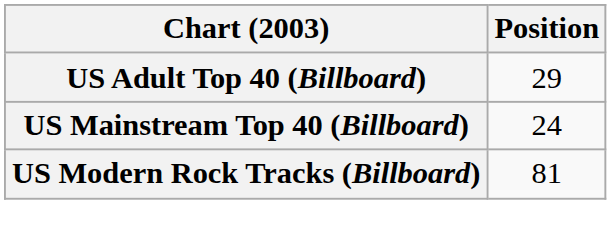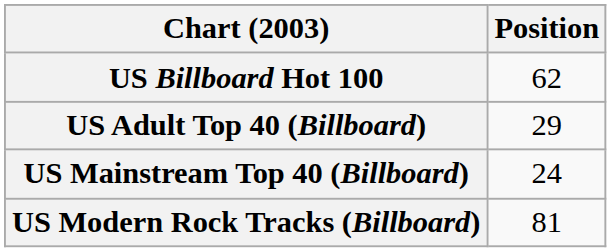+ row: (246, 76)
